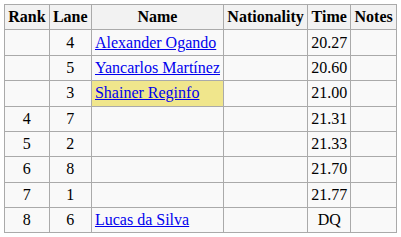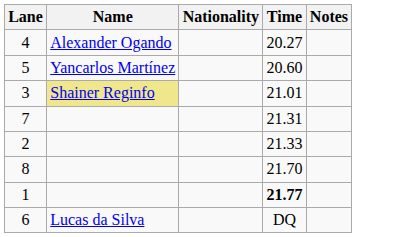- column: (27, 17)
(329, 93) 21.00 -> (284, 93) 21.01
(329, 194) normal -> (284, 194) bold
